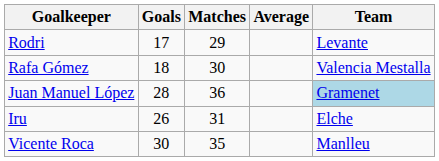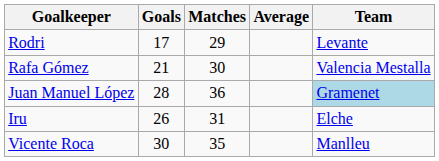(161, 67) 18 -> (161, 67) 21
